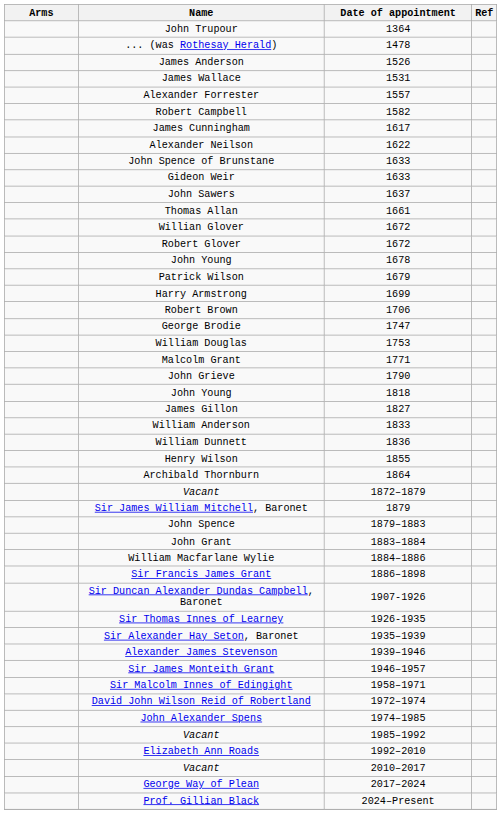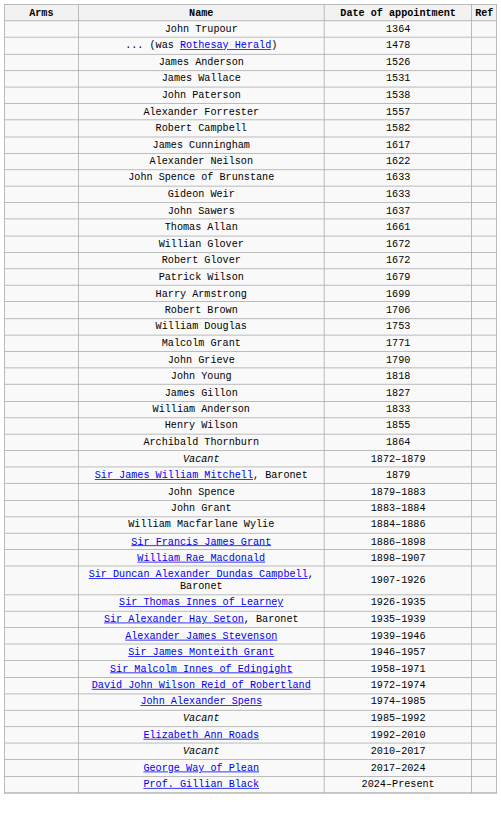+ row: (201, 95)
- row: (201, 261)
- row: (201, 327)
- row: (201, 442)
+ row: (201, 558)
